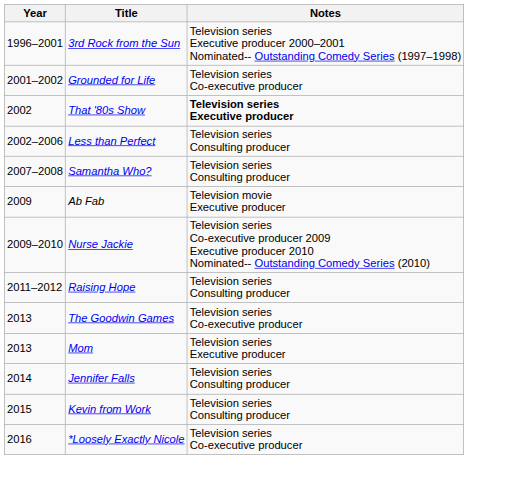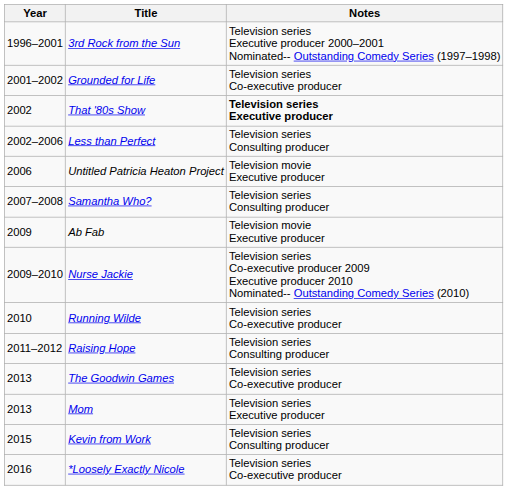+ row: (146, 171)
+ row: (105, 318)
- row: (101, 378)
